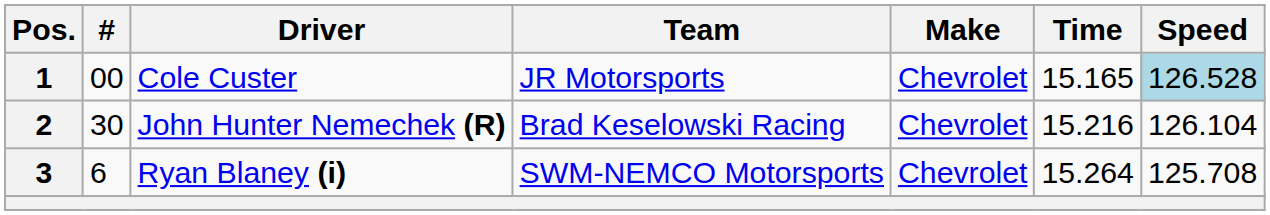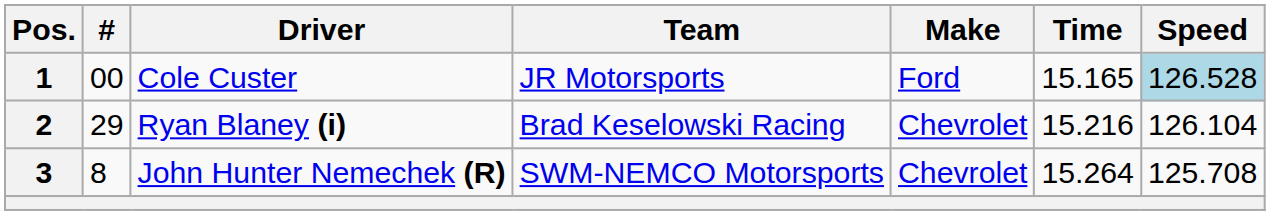(963, 77) Chevrolet -> (929, 77) Ford
(107, 125) 30 -> (107, 125) 29
(322, 125) John Hunter Nemechek (R) -> (242, 125) Ryan Blaney (i)
(98, 173) 6 -> (98, 173) 8
(242, 173) Ryan Blaney (i) -> (322, 173) John Hunter Nemechek (R)
